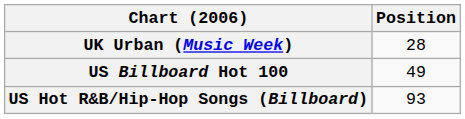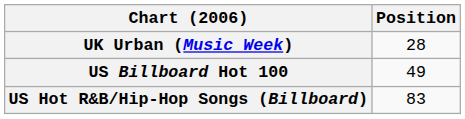(416, 100) 93 -> (416, 100) 83
